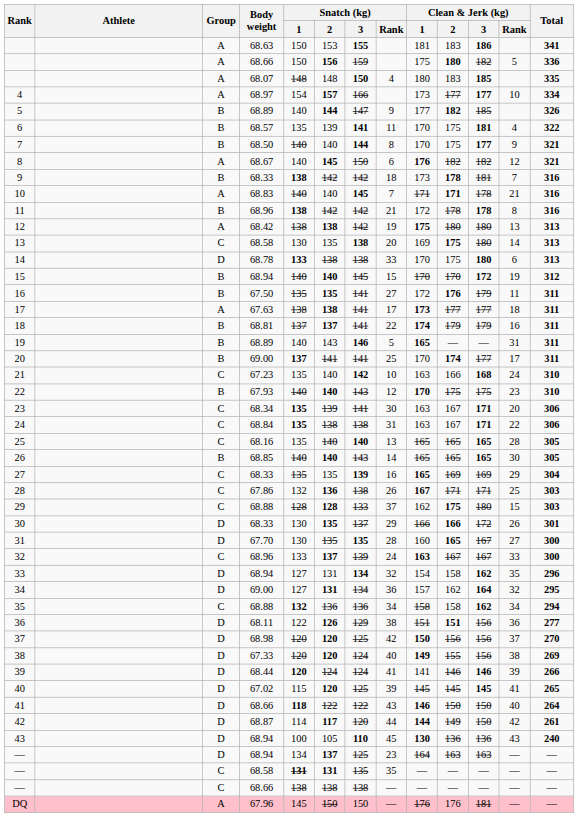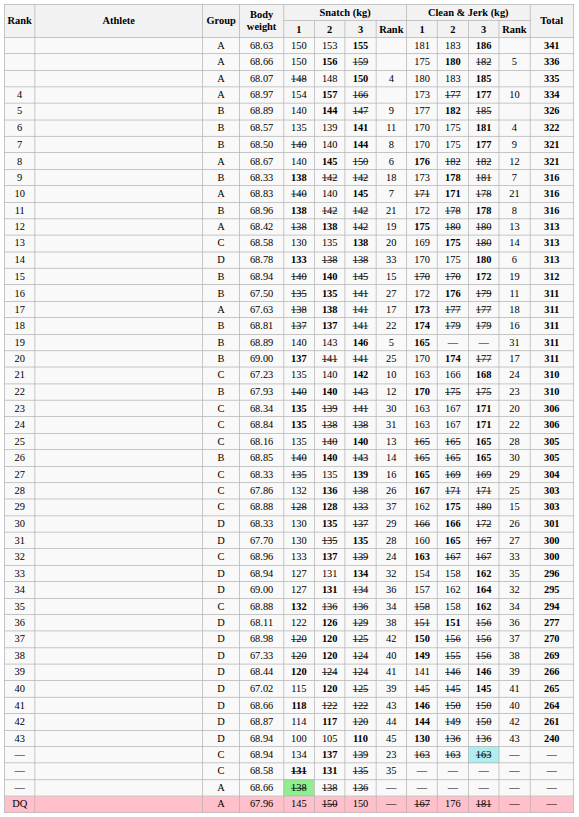(221, 754) D -> (221, 754) C
(360, 754) 125 -> (360, 754) 139
(422, 754) 164 -> (422, 754) 163
(484, 754) no background -> (484, 754) paleturquoise background
(221, 787) C -> (221, 787) A
(299, 787) no background -> (299, 787) lightgreen background
(360, 787) 138 -> (360, 787) 136
(422, 804) 176 -> (422, 804) 167
